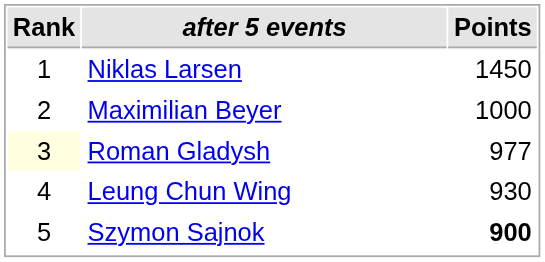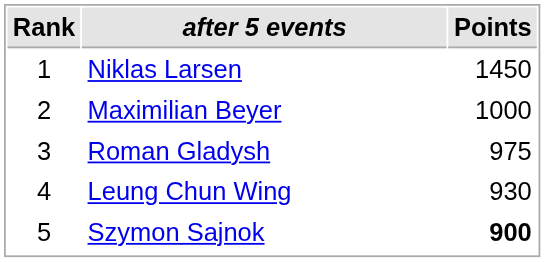(44, 151) lightyellow background -> (44, 151) no background
(511, 151) 977 -> (511, 151) 975
